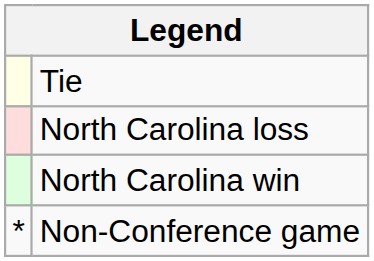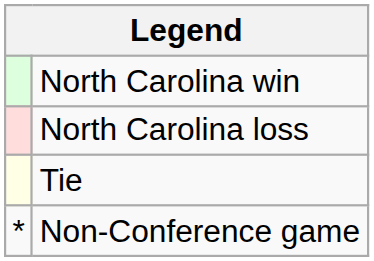rows swapped: (170, 181) <-> (61, 81)
